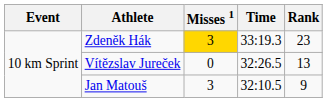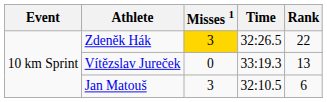(261, 41) 33:19.3 -> (261, 41) 32:26.5
(304, 41) 23 -> (304, 41) 22
(261, 64) 32:26.5 -> (261, 64) 33:19.3
(304, 86) 9 -> (304, 86) 6
